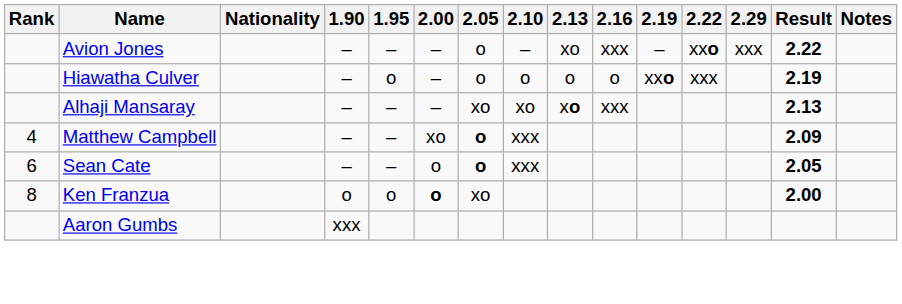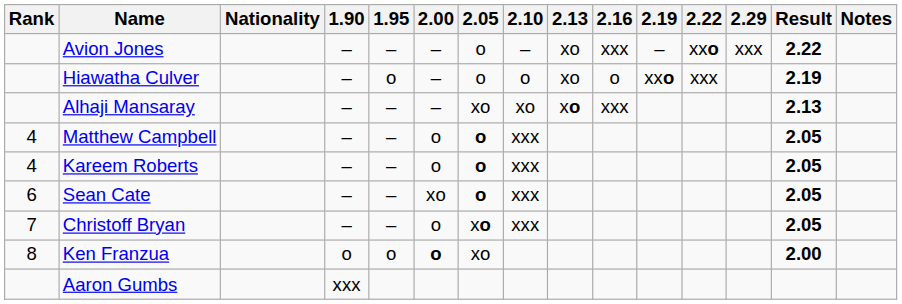(570, 78) o -> (570, 78) xo
(436, 136) xo -> (436, 136) o
(804, 136) 2.09 -> (804, 136) 2.05
+ row: (130, 166)
(436, 166) o -> (436, 195) xo
+ row: (124, 225)
